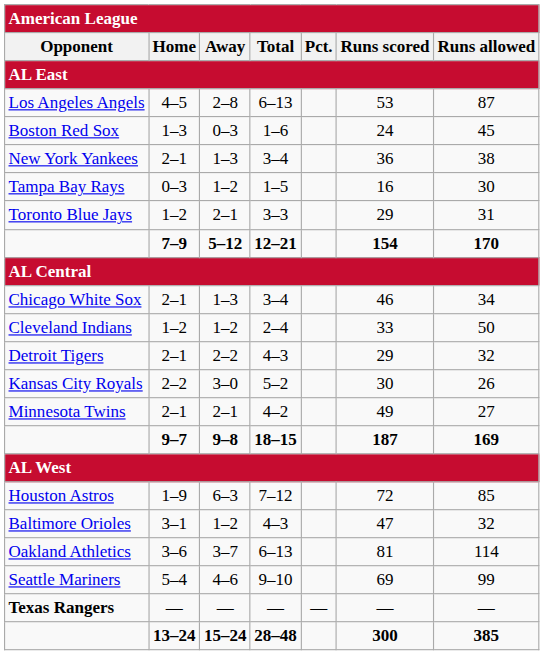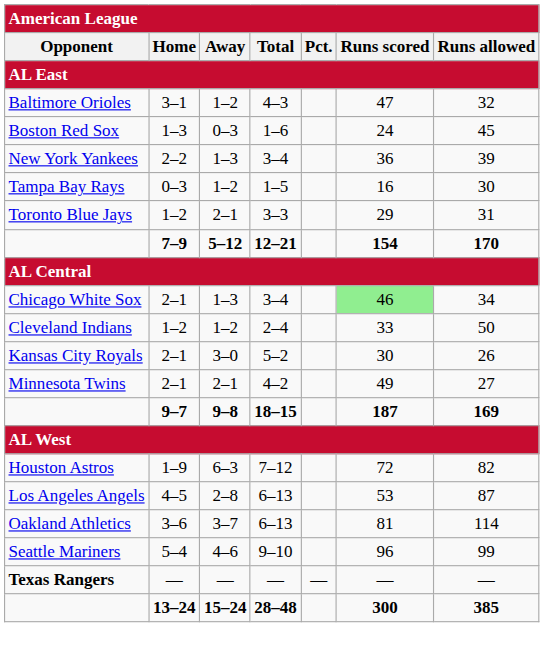rows swapped: (70, 523) <-> (77, 102)
(174, 159) 2–1 -> (174, 159) 2–2
(486, 159) 38 -> (486, 159) 39
(385, 299) no background -> (385, 299) lightgreen background
- row: (56, 355)
(174, 383) 2–2 -> (174, 355) 2–1
(486, 495) 85 -> (486, 467) 82
(385, 580) 69 -> (385, 552) 96
